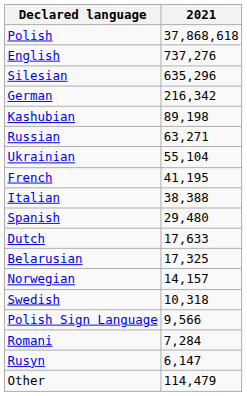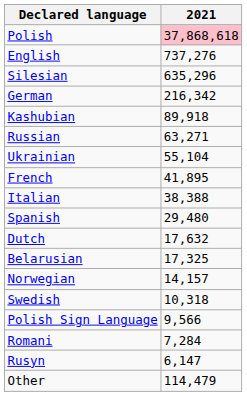(201, 35) no background -> (201, 35) pink background
(186, 116) 89,198 -> (186, 116) 89,918
(186, 177) 41,195 -> (186, 177) 41,895
(186, 238) 17,633 -> (186, 238) 17,632
